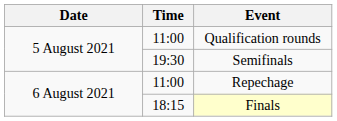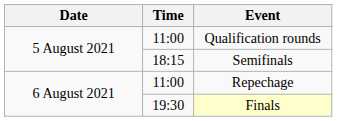(168, 60) 19:30 -> (168, 60) 18:15
(168, 104) 18:15 -> (168, 104) 19:30
